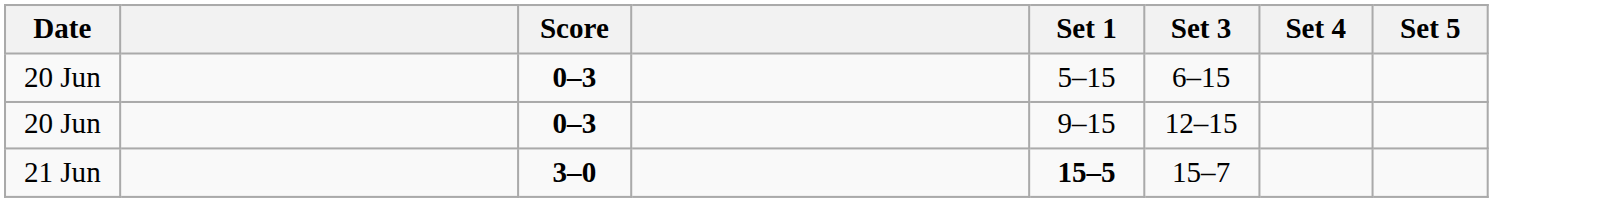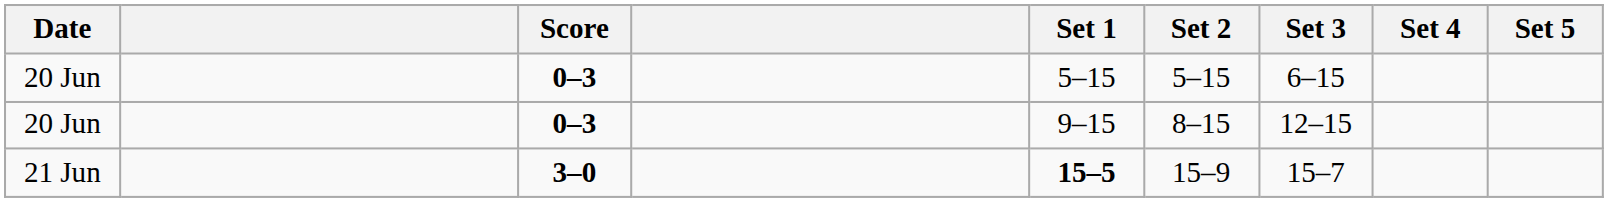+ column: (1201, 28)
